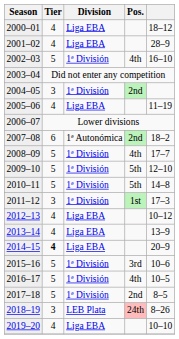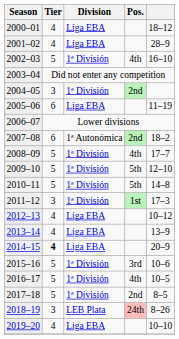(53, 106) 4 -> (53, 106) 6
